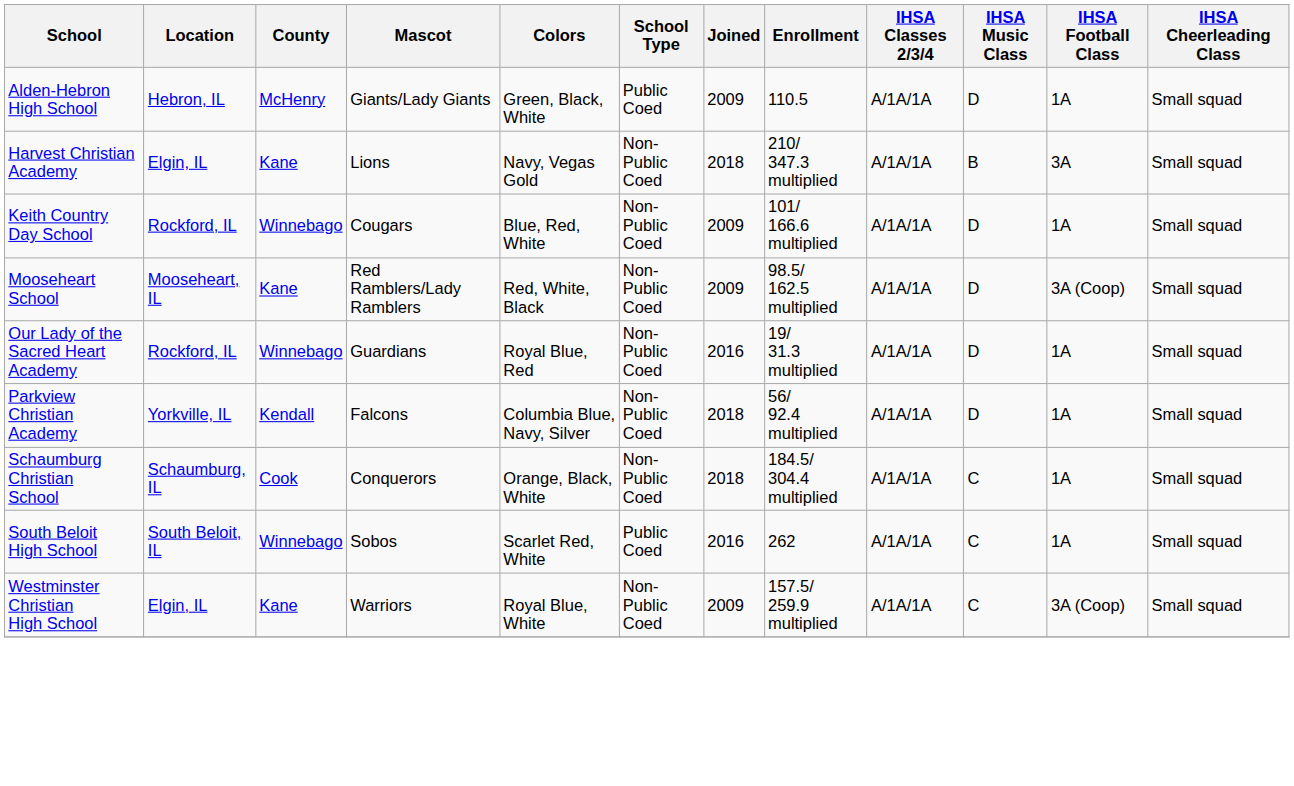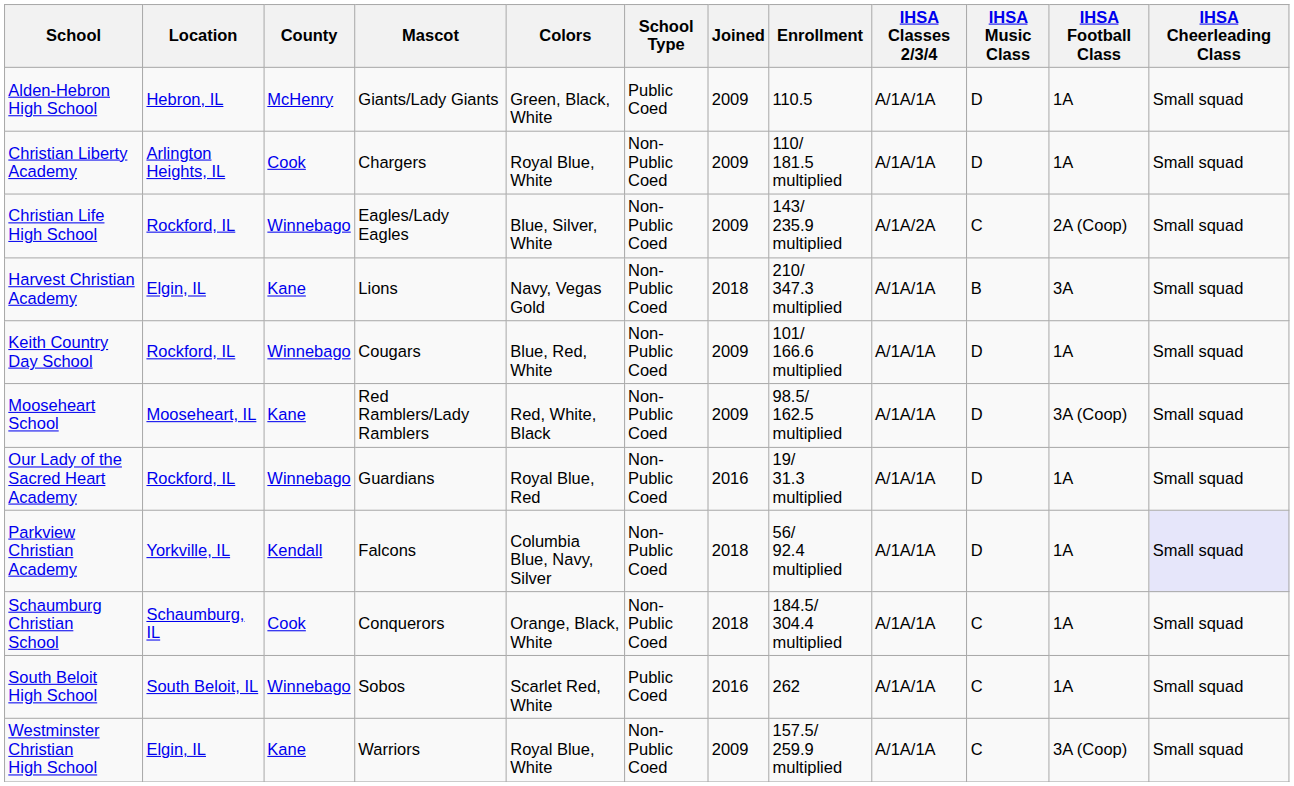+ row: (68, 162)
+ row: (56, 225)
(1197, 415) no background -> (1198, 551) lavender background
